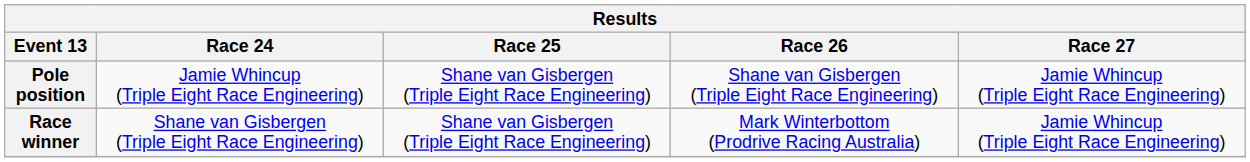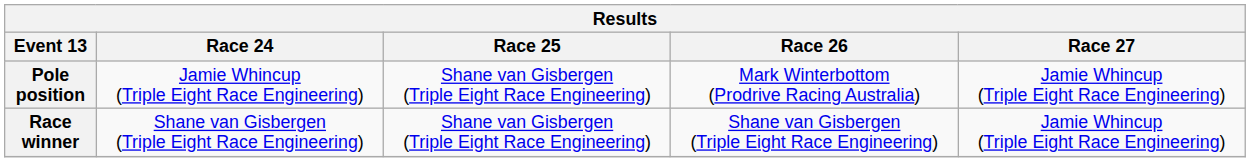(814, 84) Shane van Gisbergen (Triple Eight Race Engineering) -> (814, 84) Mark Winterbottom (Prodrive Racing Australia)
(814, 132) Mark Winterbottom (Prodrive Racing Australia) -> (814, 132) Shane van Gisbergen (Triple Eight Race Engineering)
